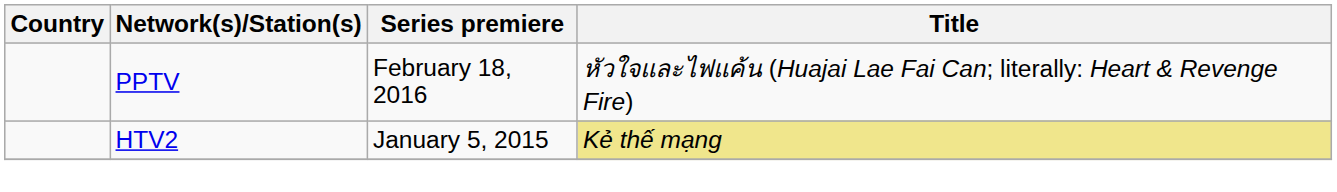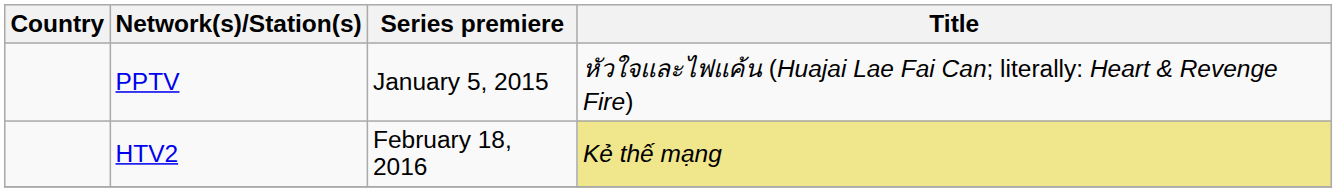(442, 81) February 18, 2016 -> (461, 81) January 5, 2015
(461, 139) January 5, 2015 -> (442, 153) February 18, 2016
